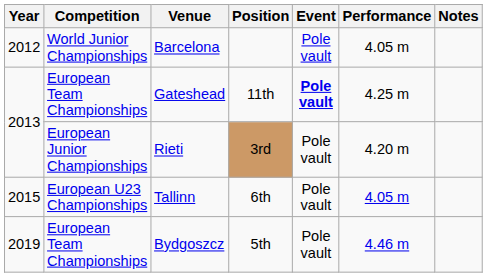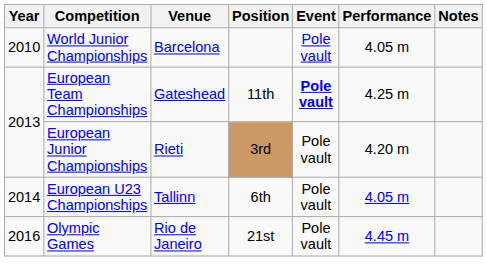(24, 47) 2012 -> (24, 47) 2010
(24, 197) 2015 -> (24, 197) 2014
+ row: (178, 236)
- row: (189, 244)
